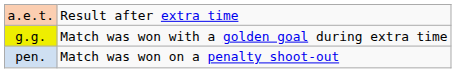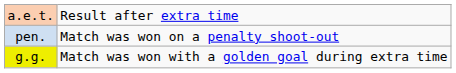rows swapped: (31, 36) <-> (31, 57)
